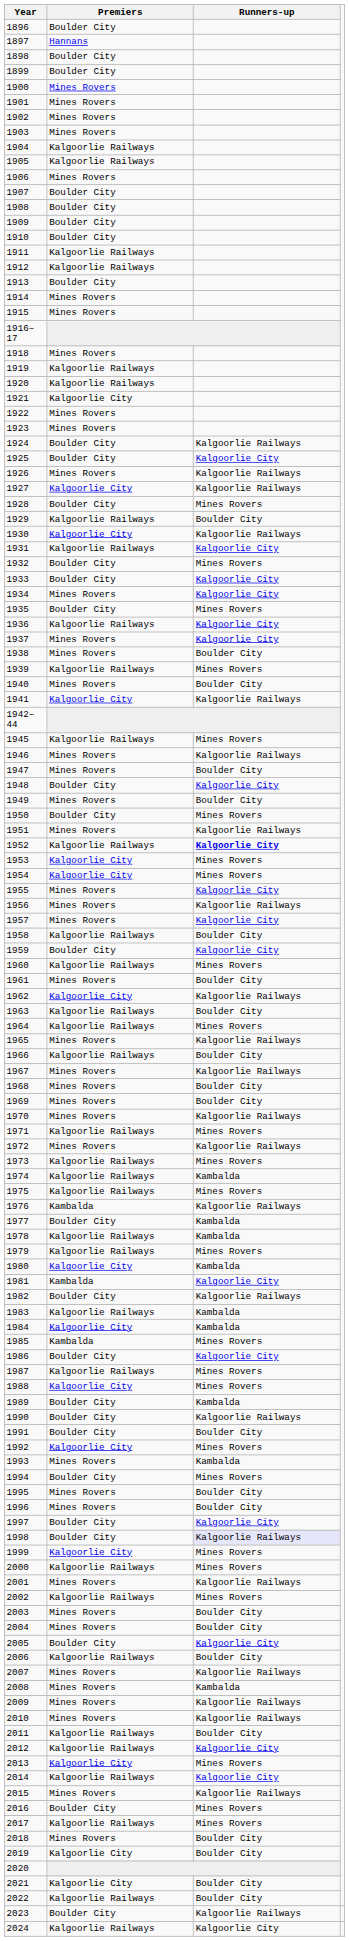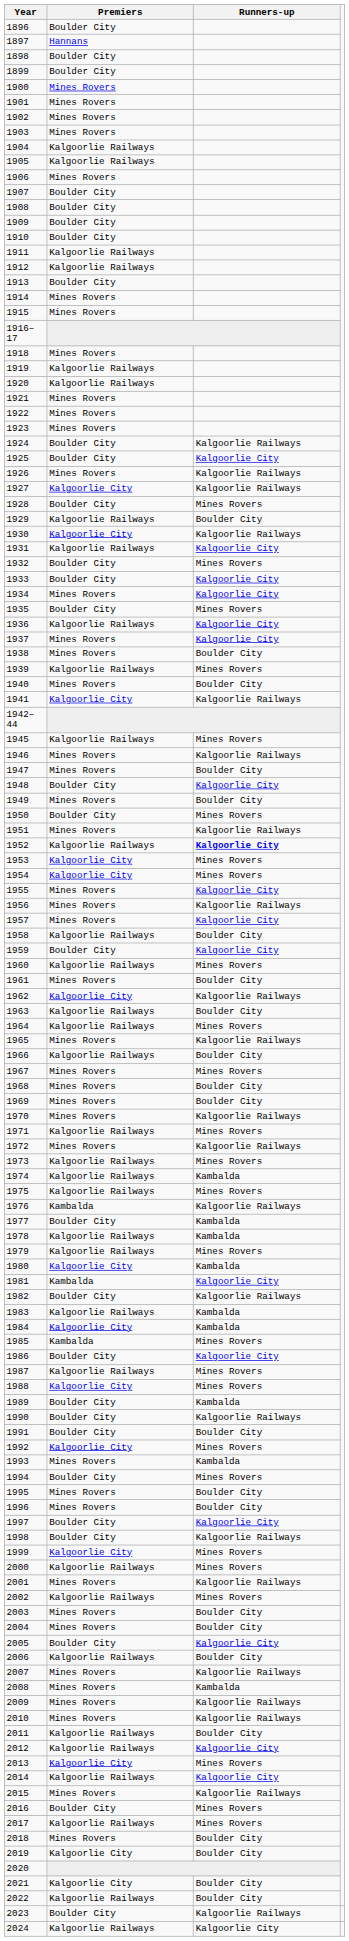(91, 399) Kalgoorlie City -> (82, 399) Mines Rovers
(248, 1071) Kalgoorlie Railways -> (229, 1071) Mines Rovers
(248, 1537) lavender background -> (248, 1537) no background
